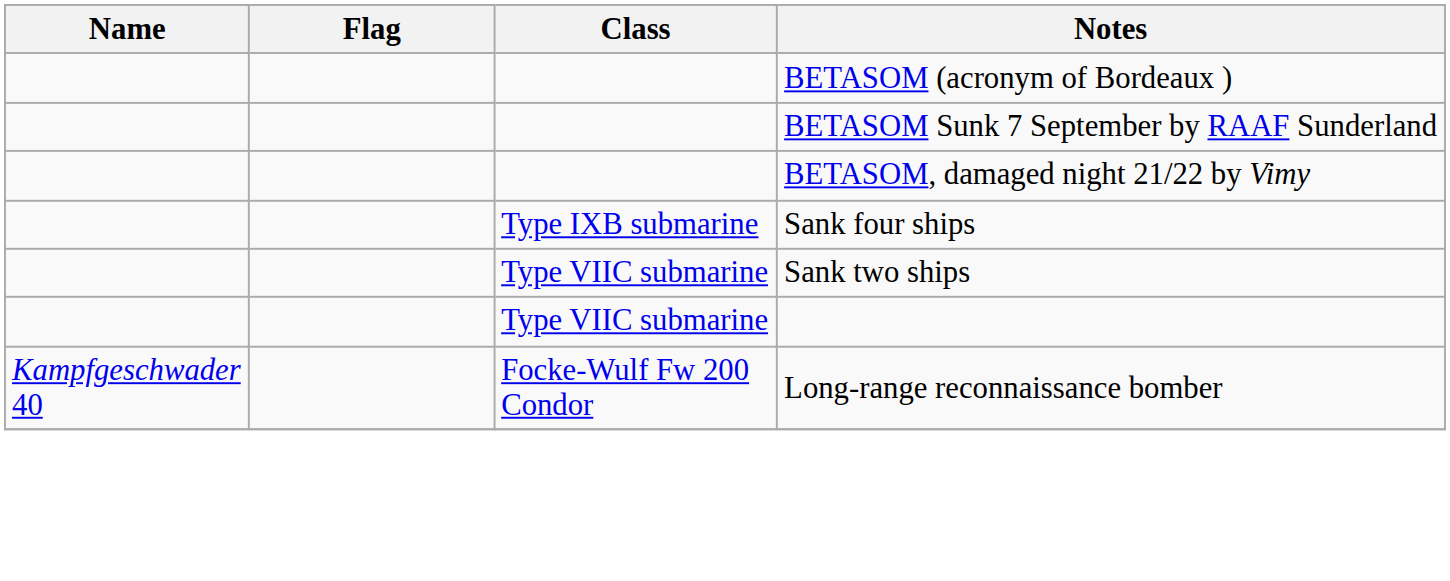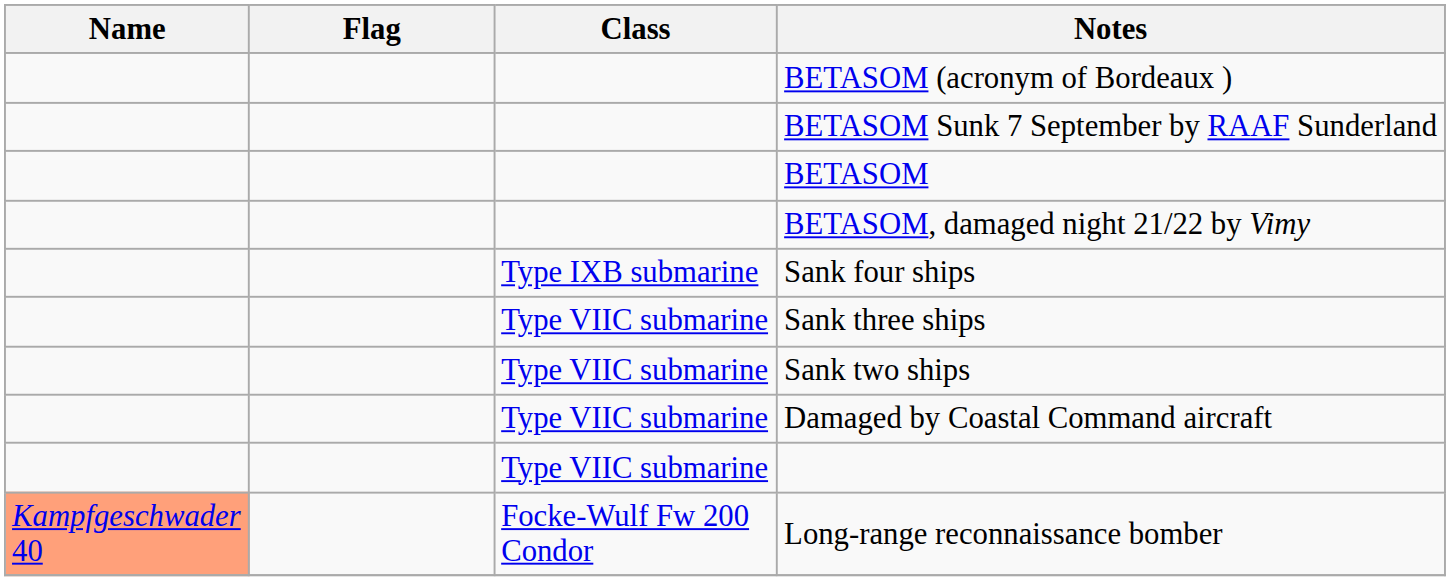+ row: (636, 175)
+ row: (635, 321)
+ row: (635, 418)
(126, 387) no background -> (126, 533) lightsalmon background
